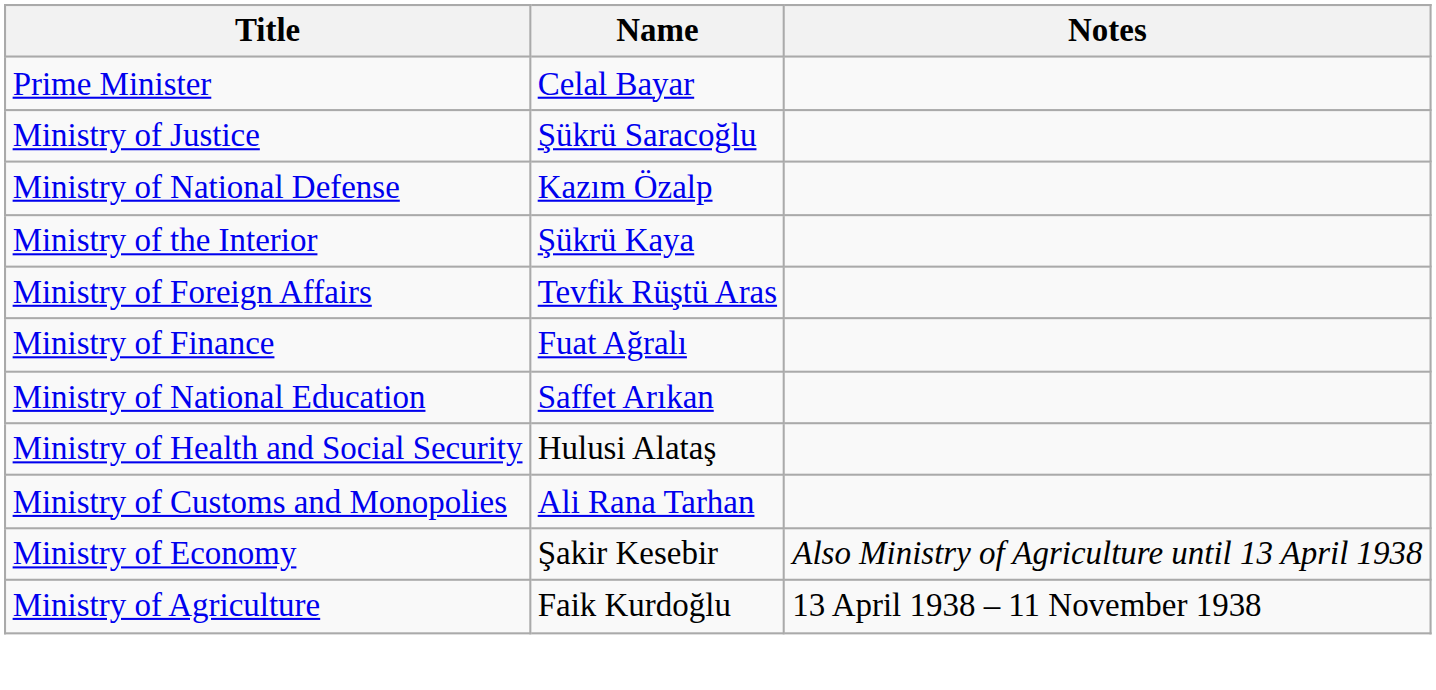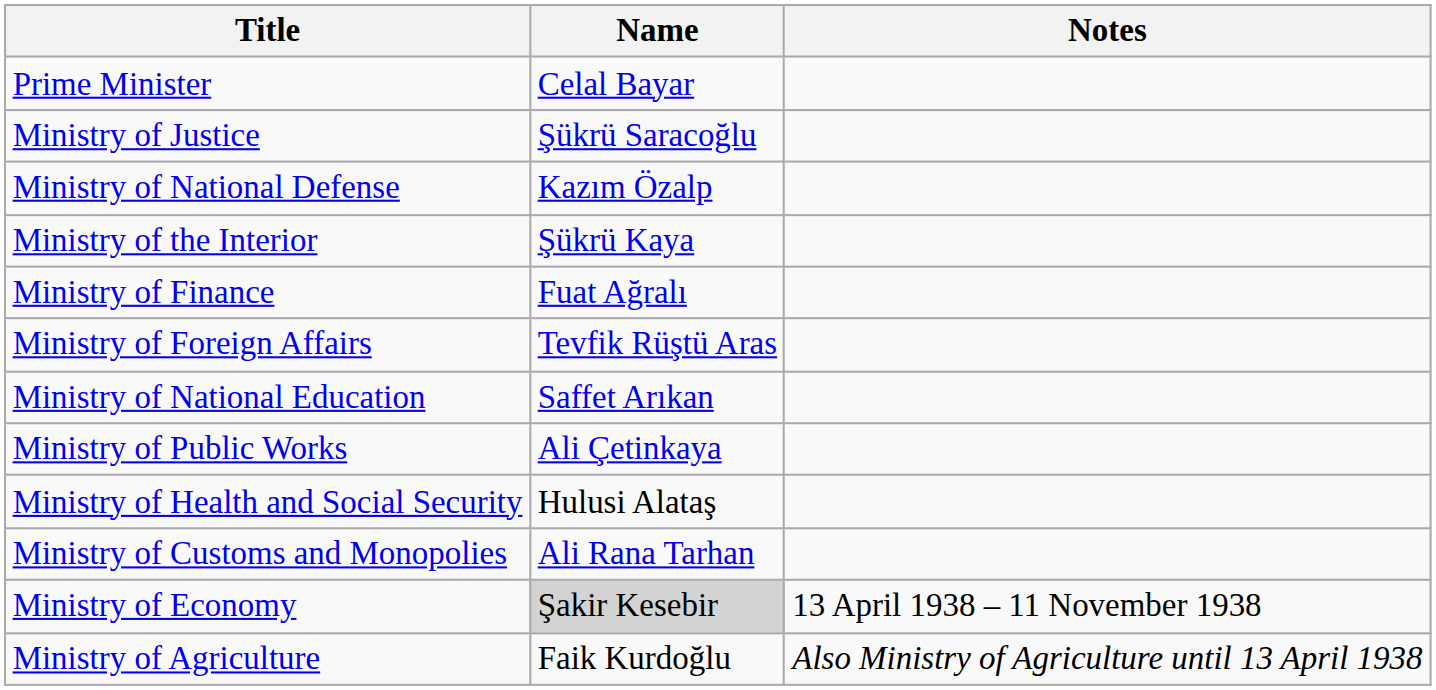rows swapped: (192, 291) <-> (144, 344)
+ row: (180, 448)
(628, 553) no background -> (628, 605) lightgrey background
(1107, 553) Also Ministry of Agriculture until 13 April 1938 -> (1027, 605) 13 April 1938 – 11 November 1938
(1027, 605) 13 April 1938 – 11 November 1938 -> (1107, 657) Also Ministry of Agriculture until 13 April 1938
